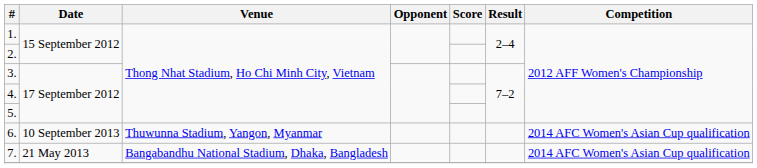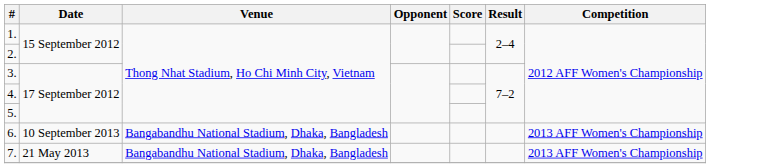(224, 133) Thuwunna Stadium, Yangon, Myanmar -> (257, 133) Bangabandhu National Stadium, Dhaka, Bangladesh
(639, 133) 2014 AFC Women's Asian Cup qualification -> (615, 133) 2013 AFF Women's Championship
(639, 152) 2014 AFC Women's Asian Cup qualification -> (615, 152) 2013 AFF Women's Championship
